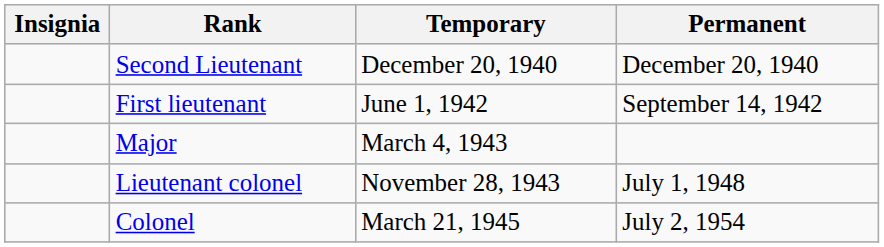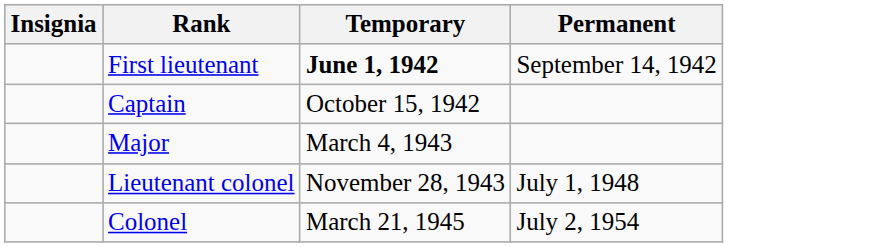- row: (209, 63)
(425, 103) normal -> (372, 63) bold
+ row: (147, 103)
